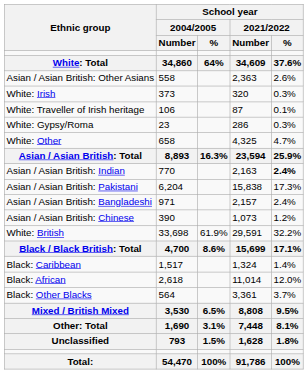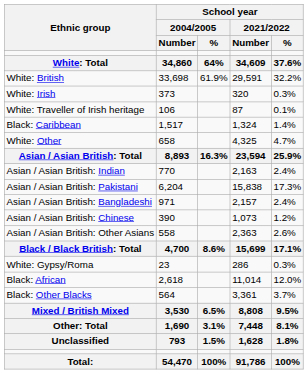rows swapped: (35, 233) <-> (80, 78)
rows swapped: (50, 125) <-> (44, 264)
(285, 171) bold -> (285, 171) normal
